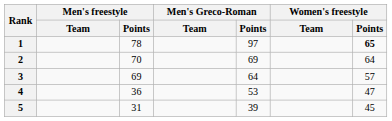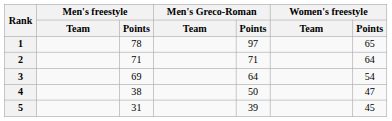(370, 44) bold -> (370, 44) normal
(136, 60) 70 -> (136, 60) 71
(253, 60) 69 -> (253, 60) 71
(370, 76) 57 -> (370, 76) 54
(136, 92) 36 -> (136, 92) 38
(253, 92) 53 -> (253, 92) 50
